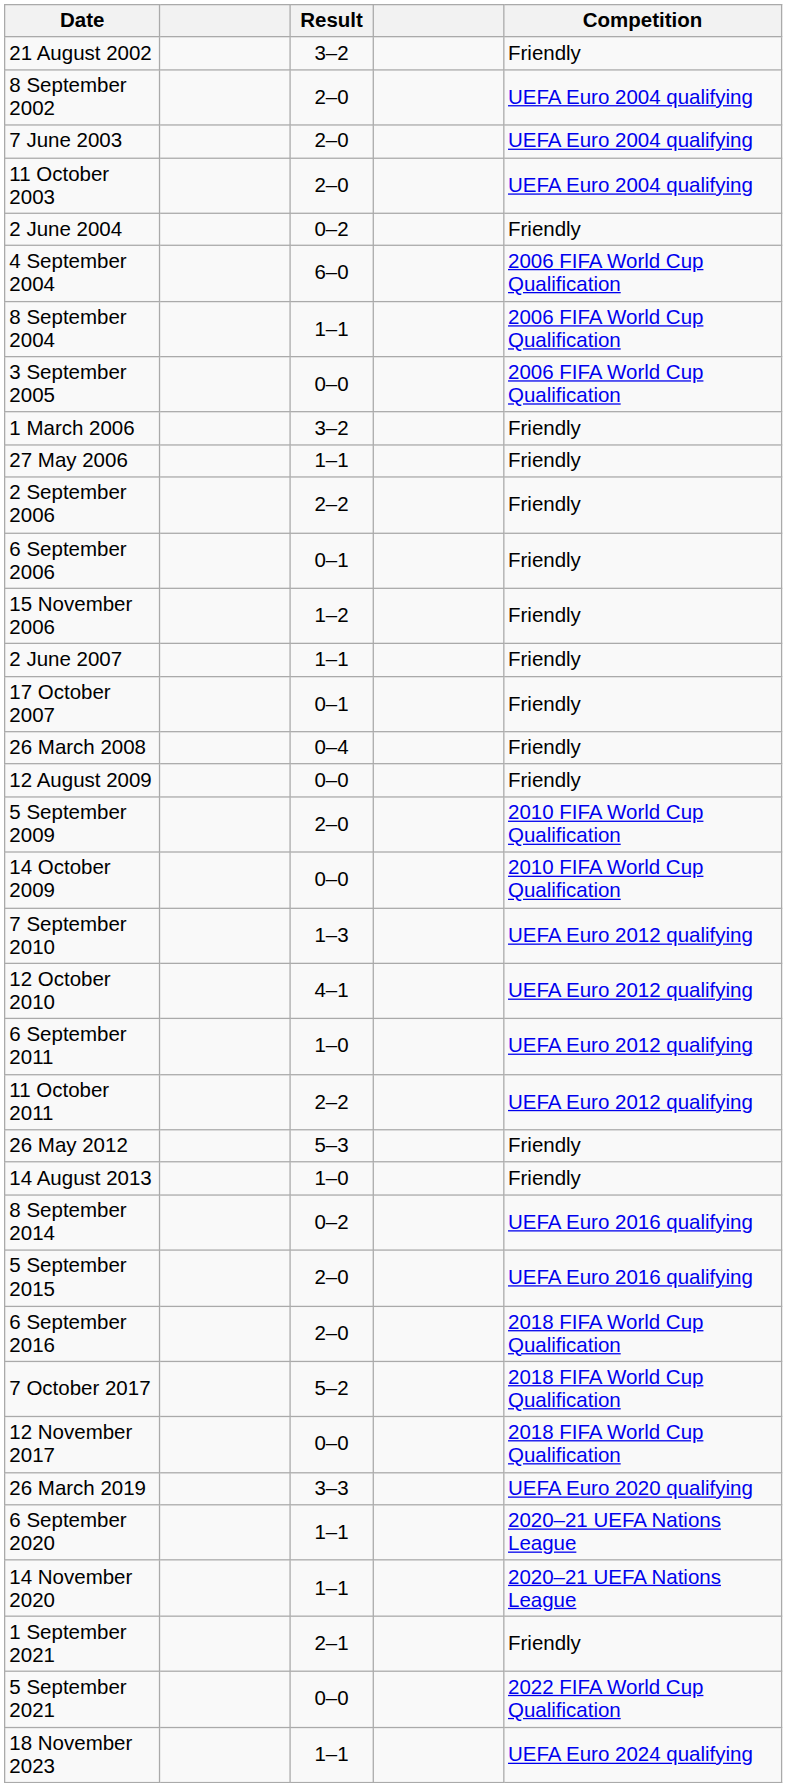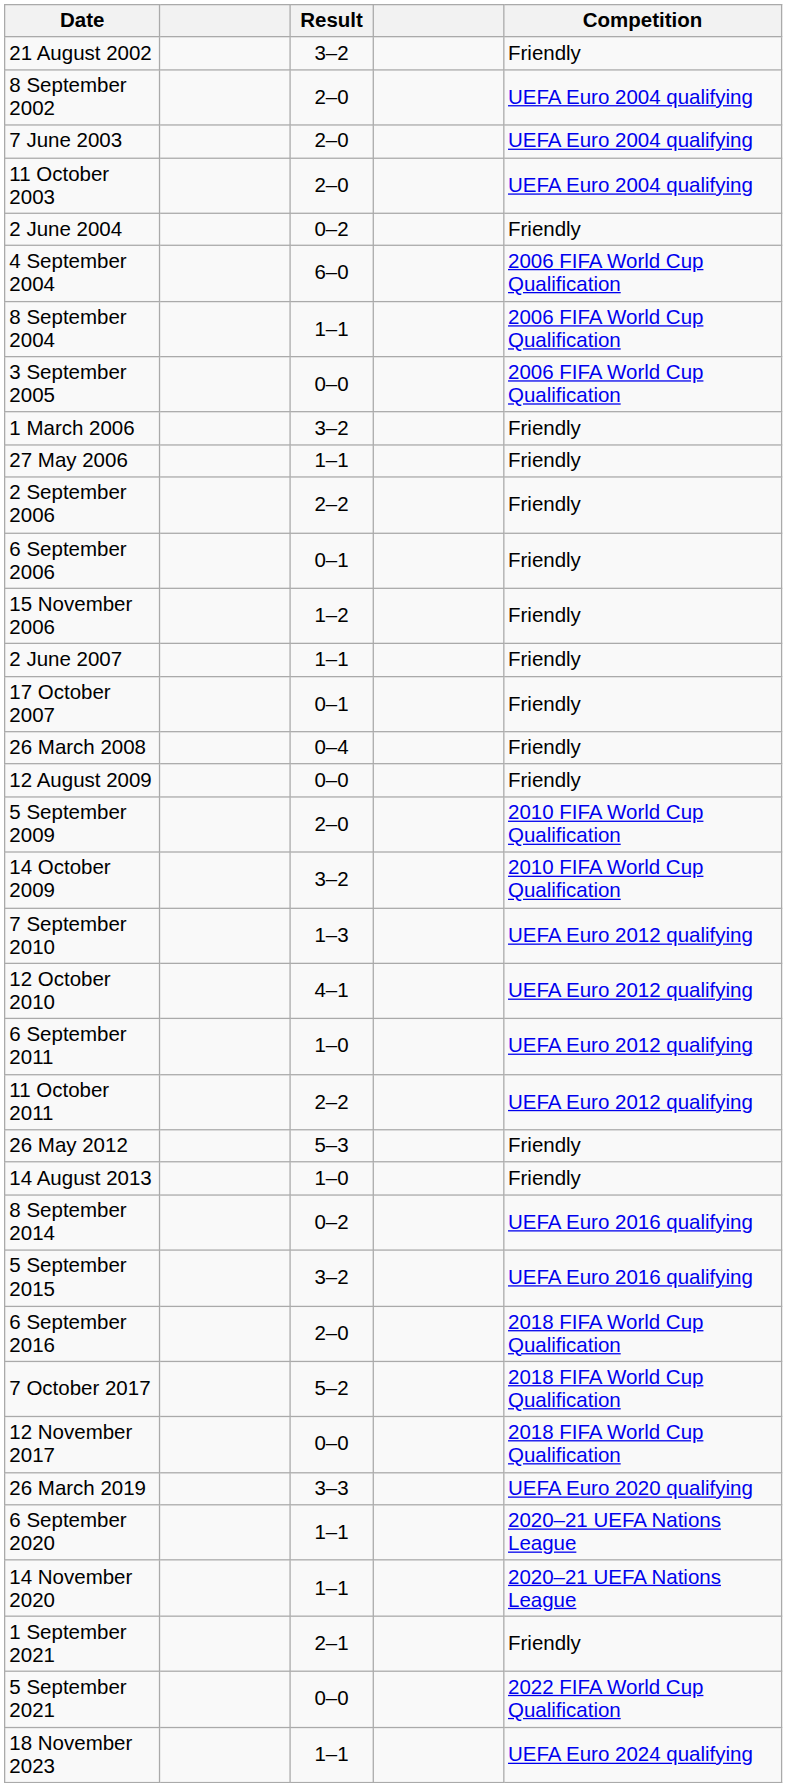(332, 879) 0–0 -> (332, 879) 3–2
(332, 1277) 2–0 -> (332, 1277) 3–2
